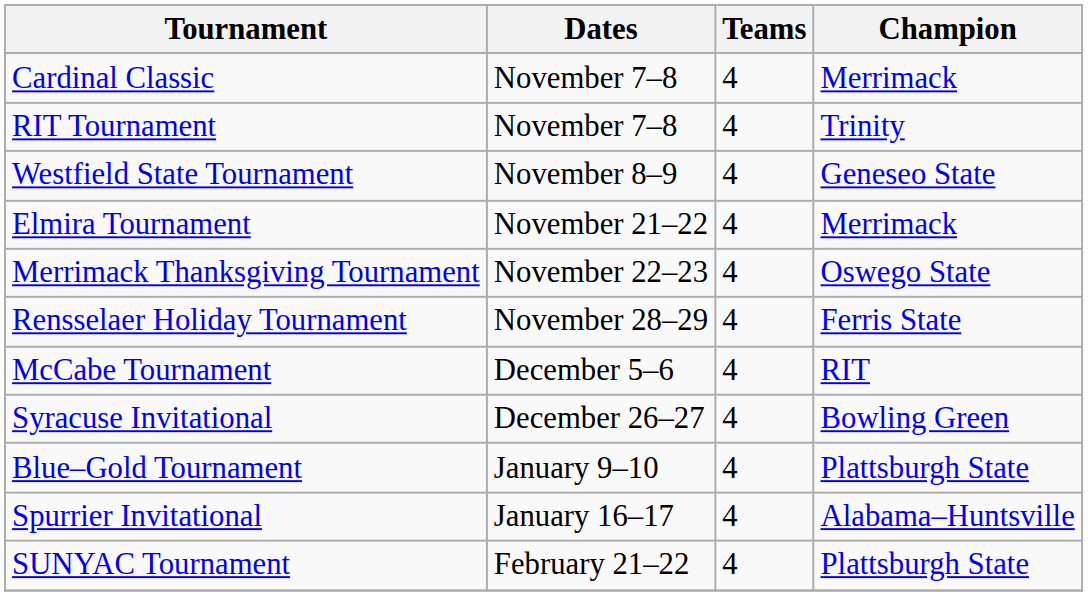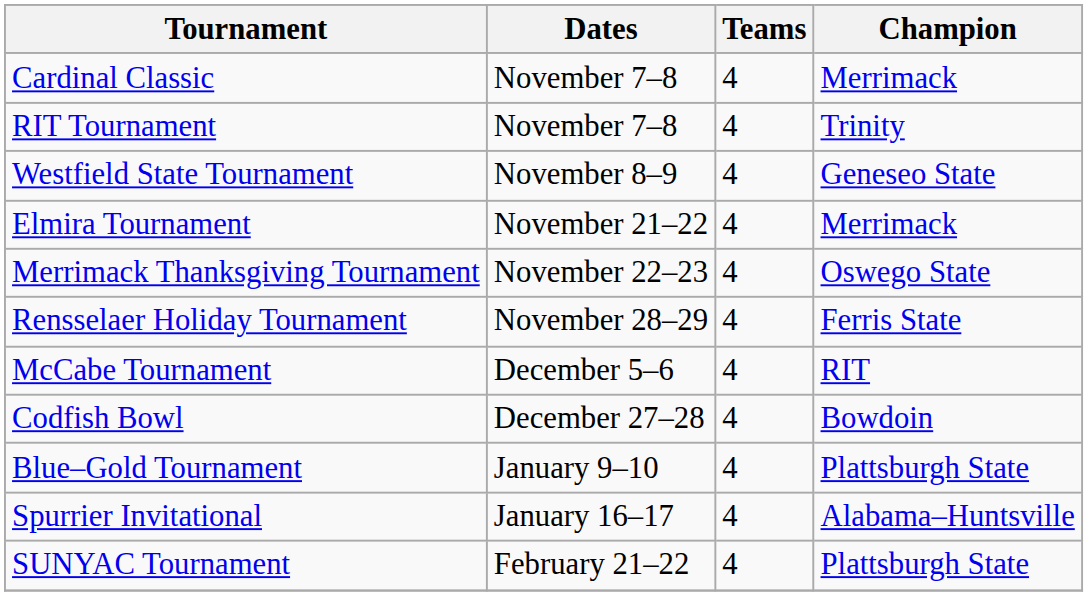- row: (142, 418)
+ row: (98, 418)
